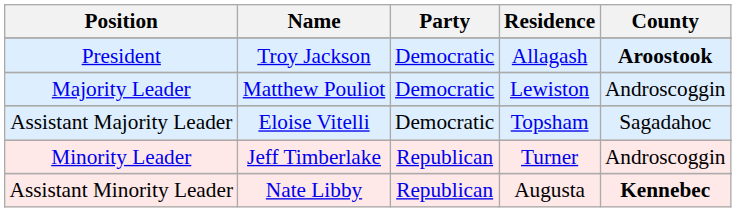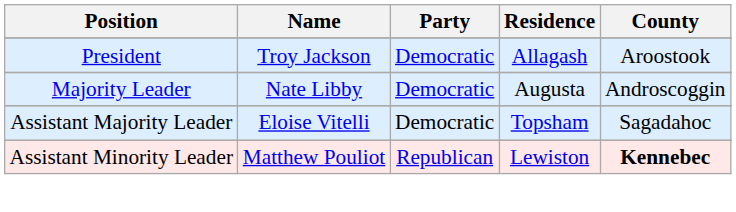(665, 55) bold -> (665, 55) normal
(314, 88) Matthew Pouliot -> (314, 88) Nate Libby
(550, 88) Lewiston -> (550, 88) Augusta
- row: (121, 156)
(314, 190) Nate Libby -> (314, 156) Matthew Pouliot
(550, 190) Augusta -> (550, 156) Lewiston
